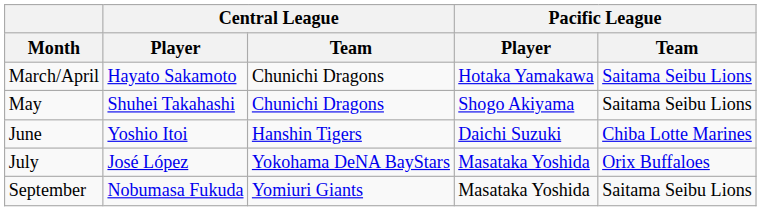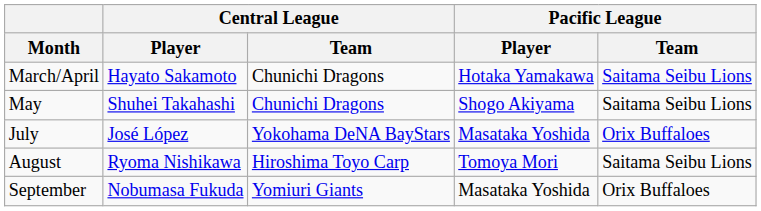- row: (25, 133)
+ row: (35, 162)
(677, 190) Saitama Seibu Lions -> (656, 190) Orix Buffaloes
